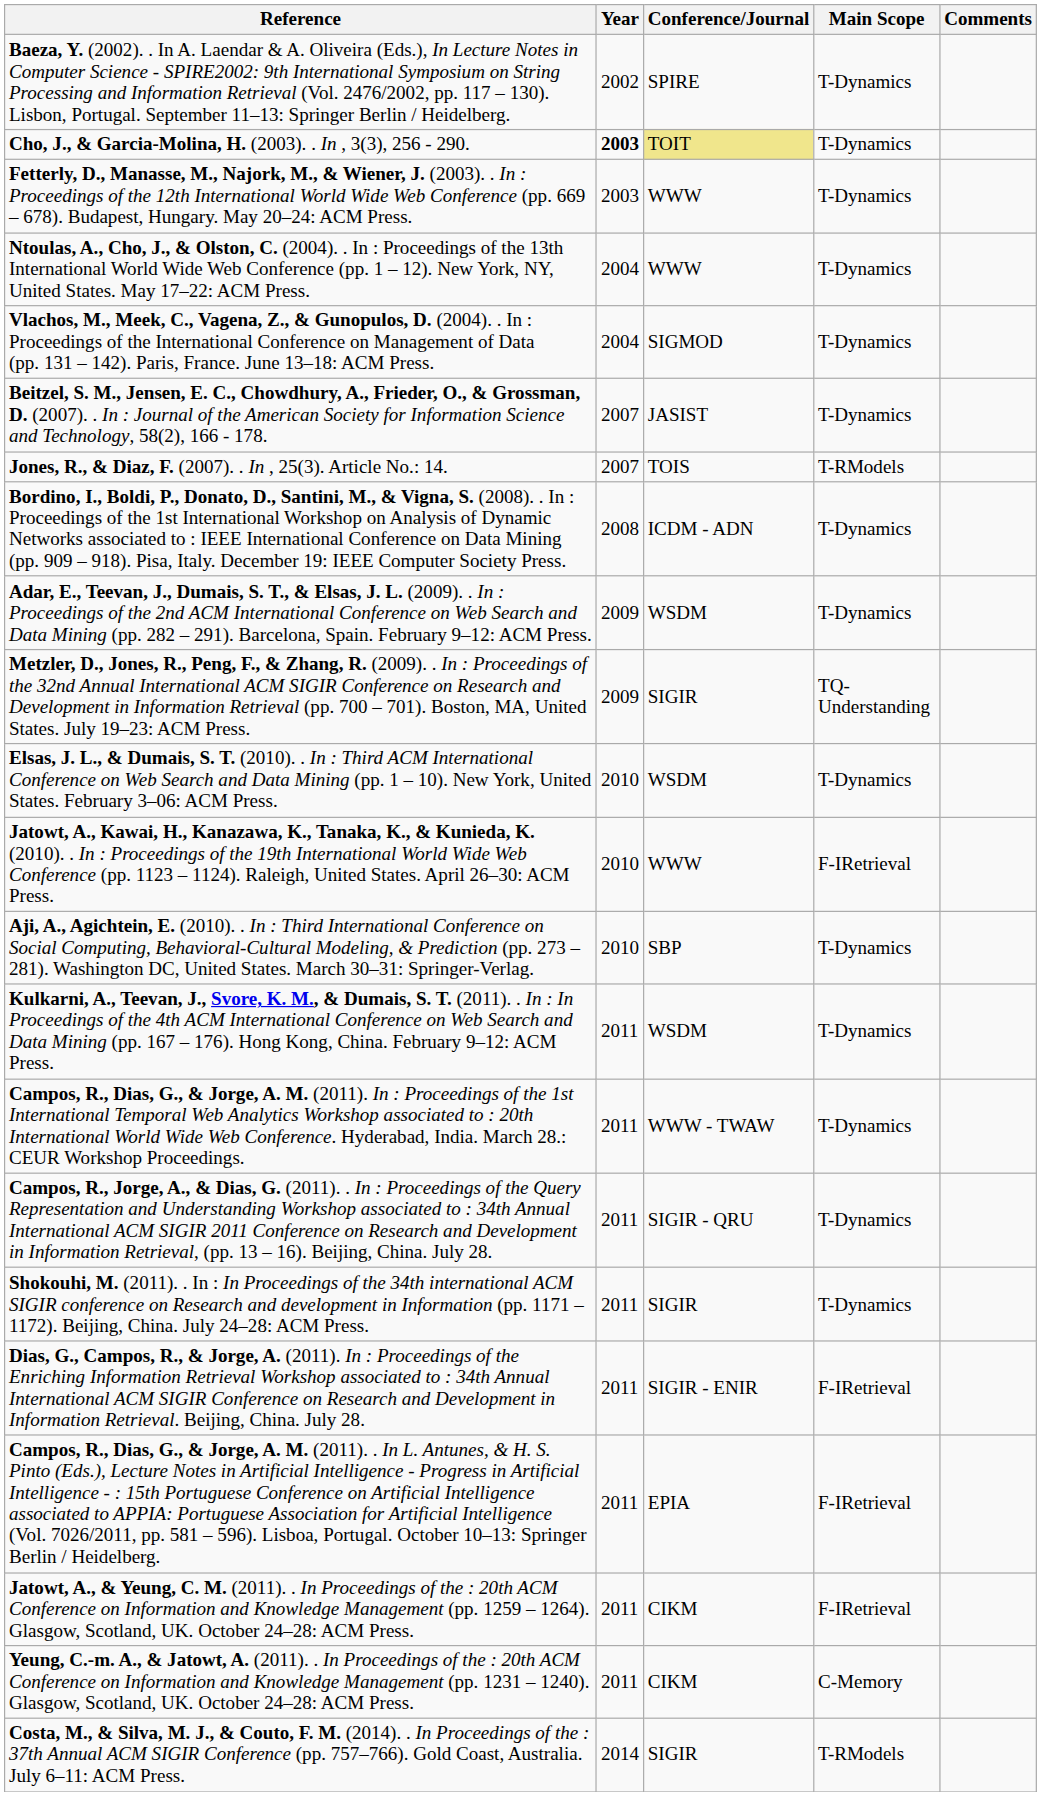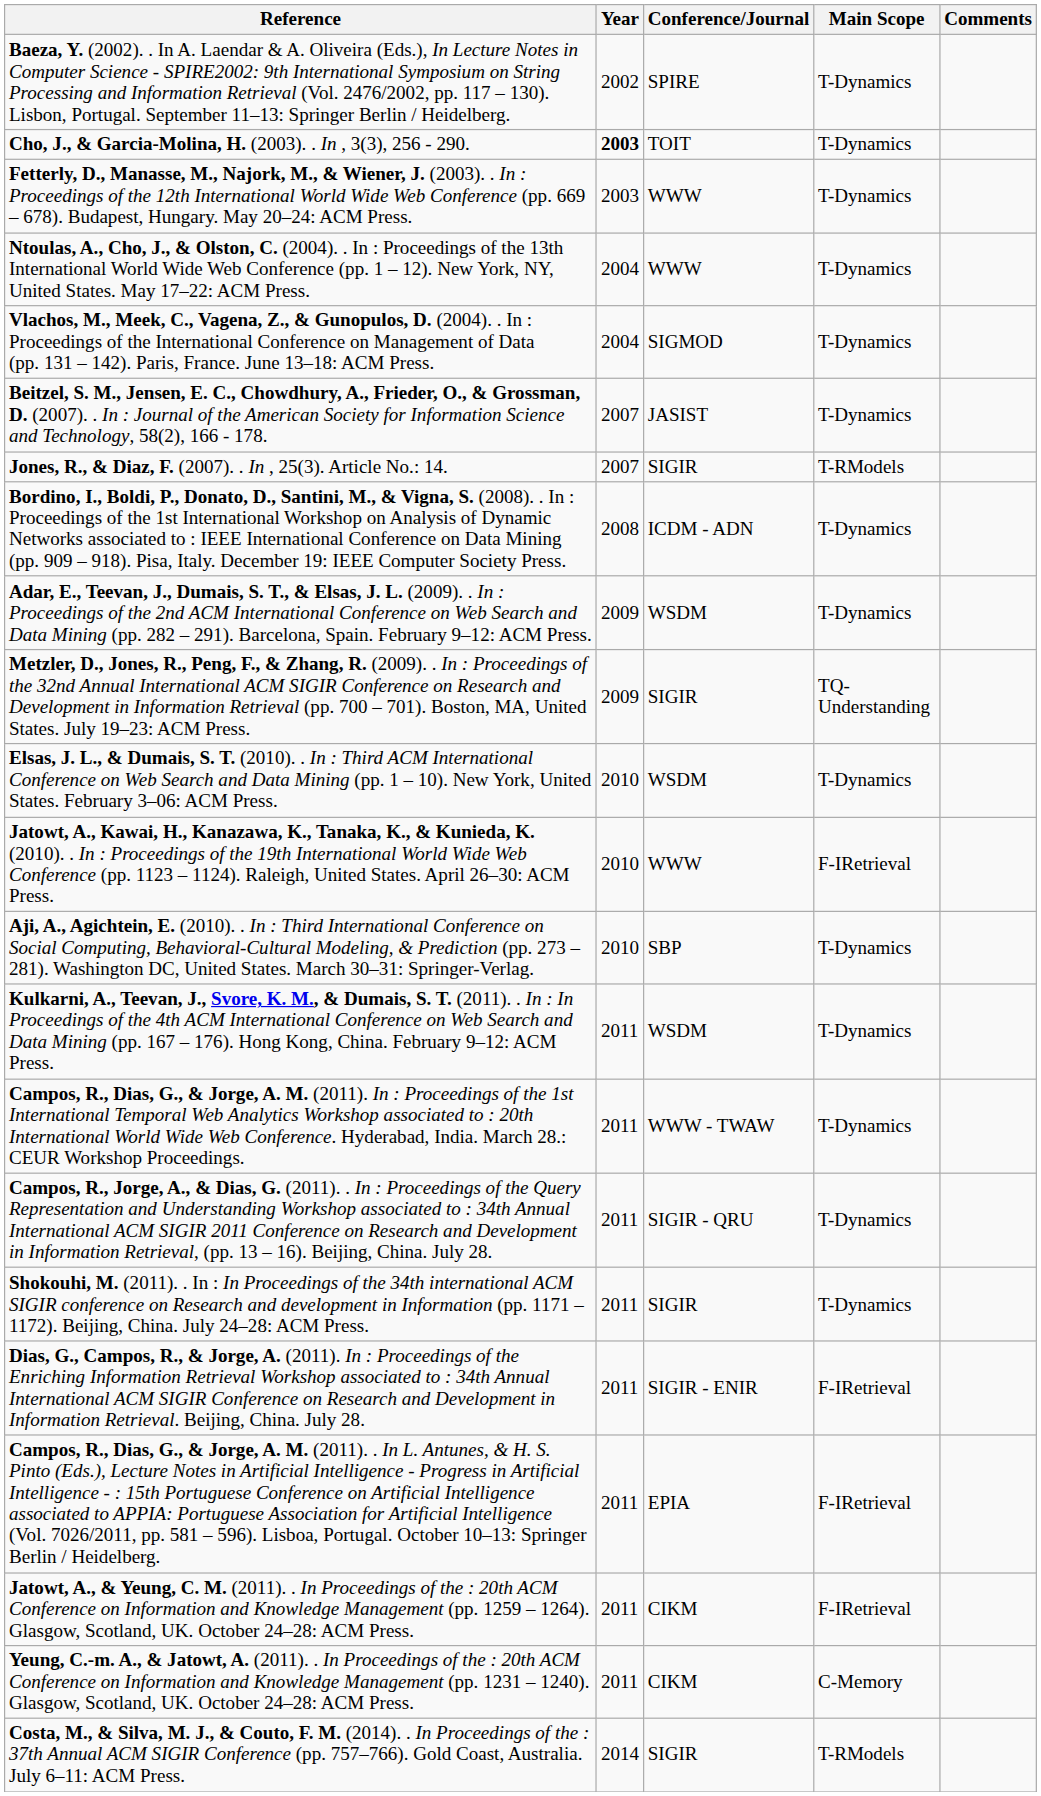(669, 144) khaki background -> (669, 144) no background
(669, 466) TOIS -> (673, 466) SIGIR
